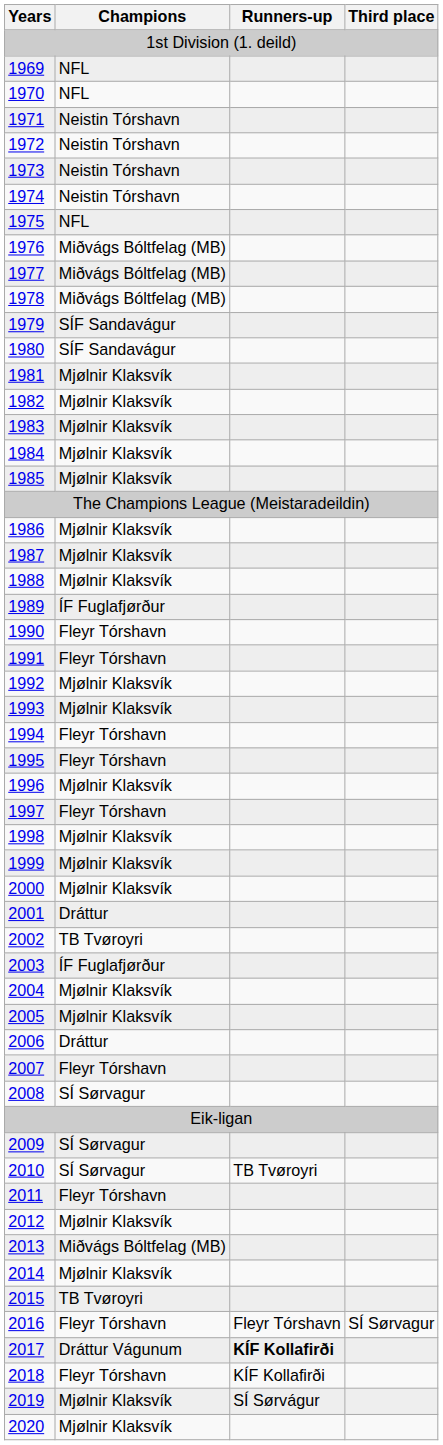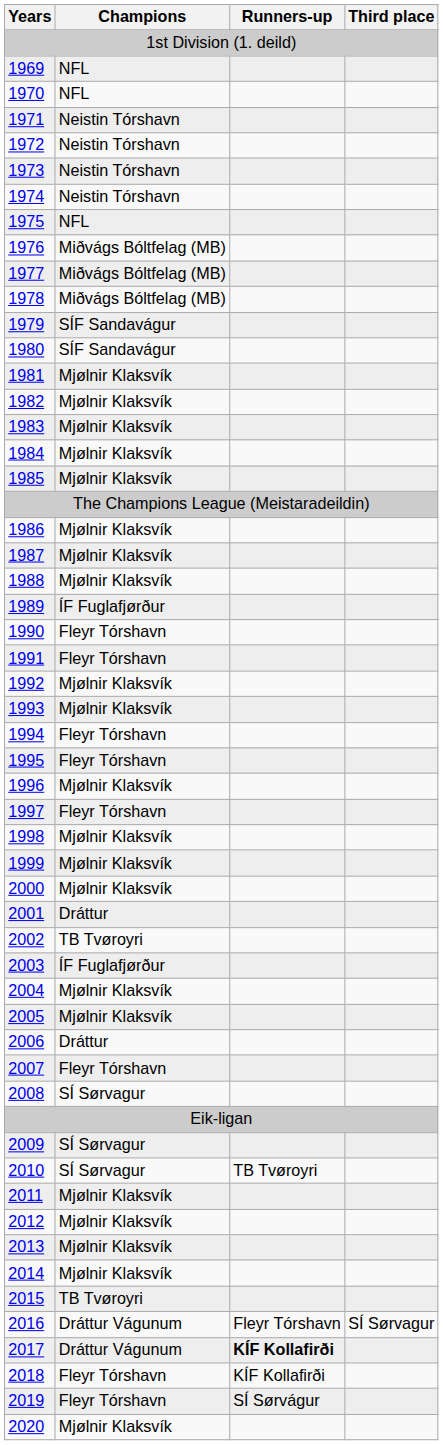(113, 1196) Fleyr Tórshavn -> (115, 1196) Mjølnir Klaksvík
(142, 1247) Miðvágs Bóltfelag (MB) -> (115, 1247) Mjølnir Klaksvík
(113, 1324) Fleyr Tórshavn -> (120, 1324) Dráttur Vágunum
(115, 1401) Mjølnir Klaksvík -> (113, 1401) Fleyr Tórshavn
